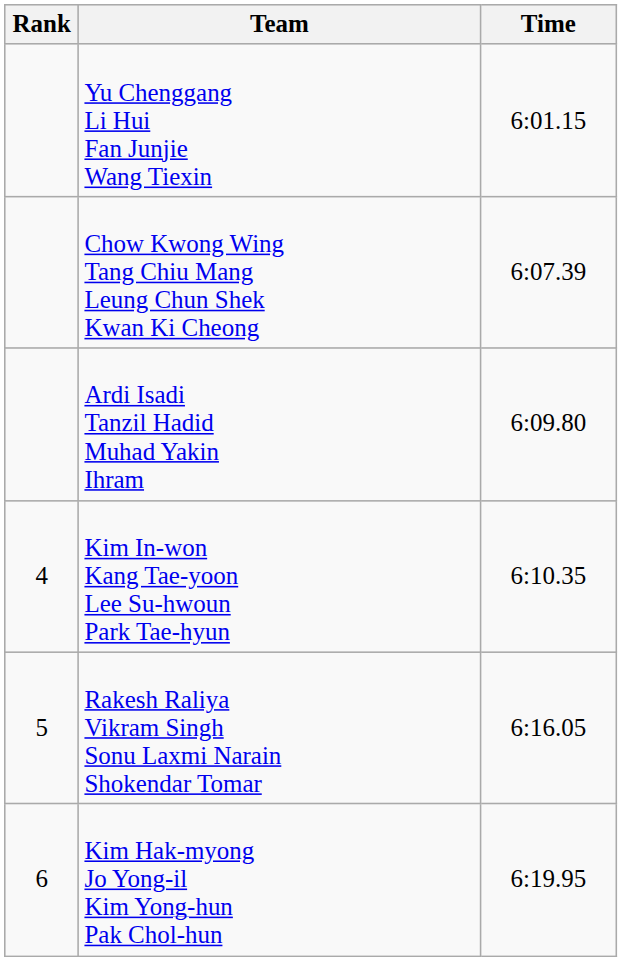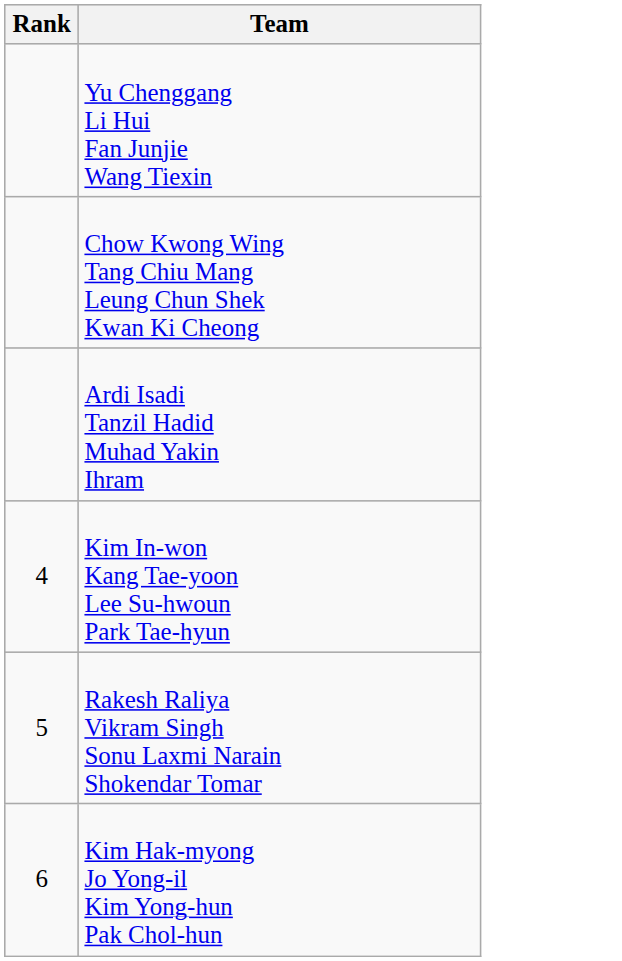- column: (548, 24)
